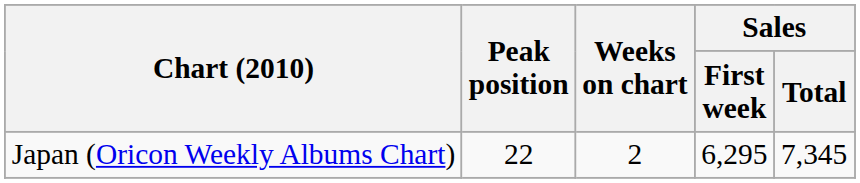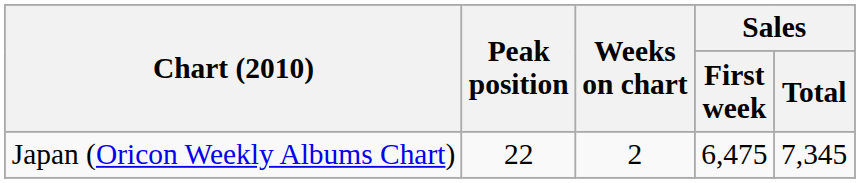(734, 154) 6,295 -> (734, 154) 6,475
